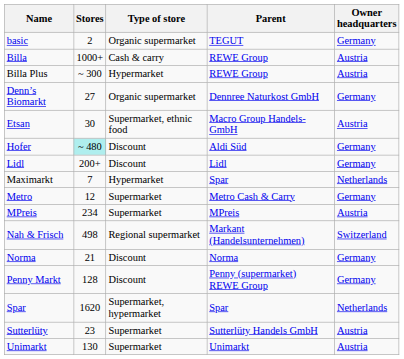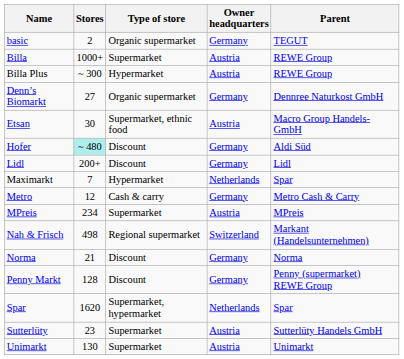columns swapped: (367, 18) <-> (271, 18)
(136, 57) Cash & carry -> (135, 57) Supermarket
(135, 196) Supermarket -> (136, 196) Cash & carry
